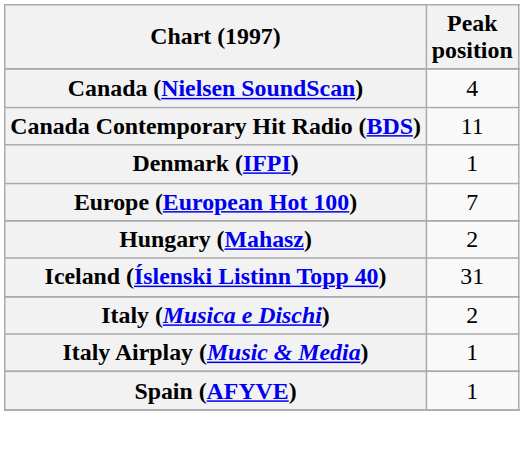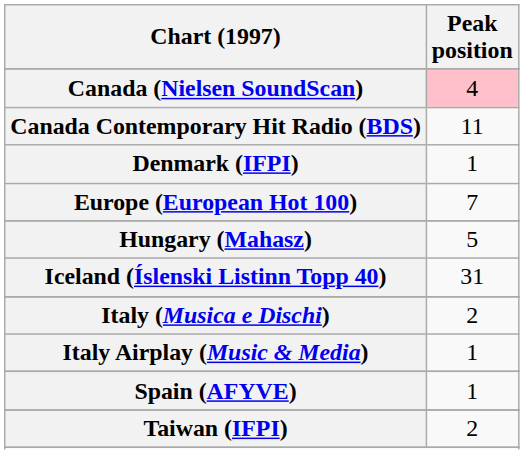(472, 88) no background -> (472, 88) pink background
(472, 239) 2 -> (472, 239) 5
+ row: (216, 428)
